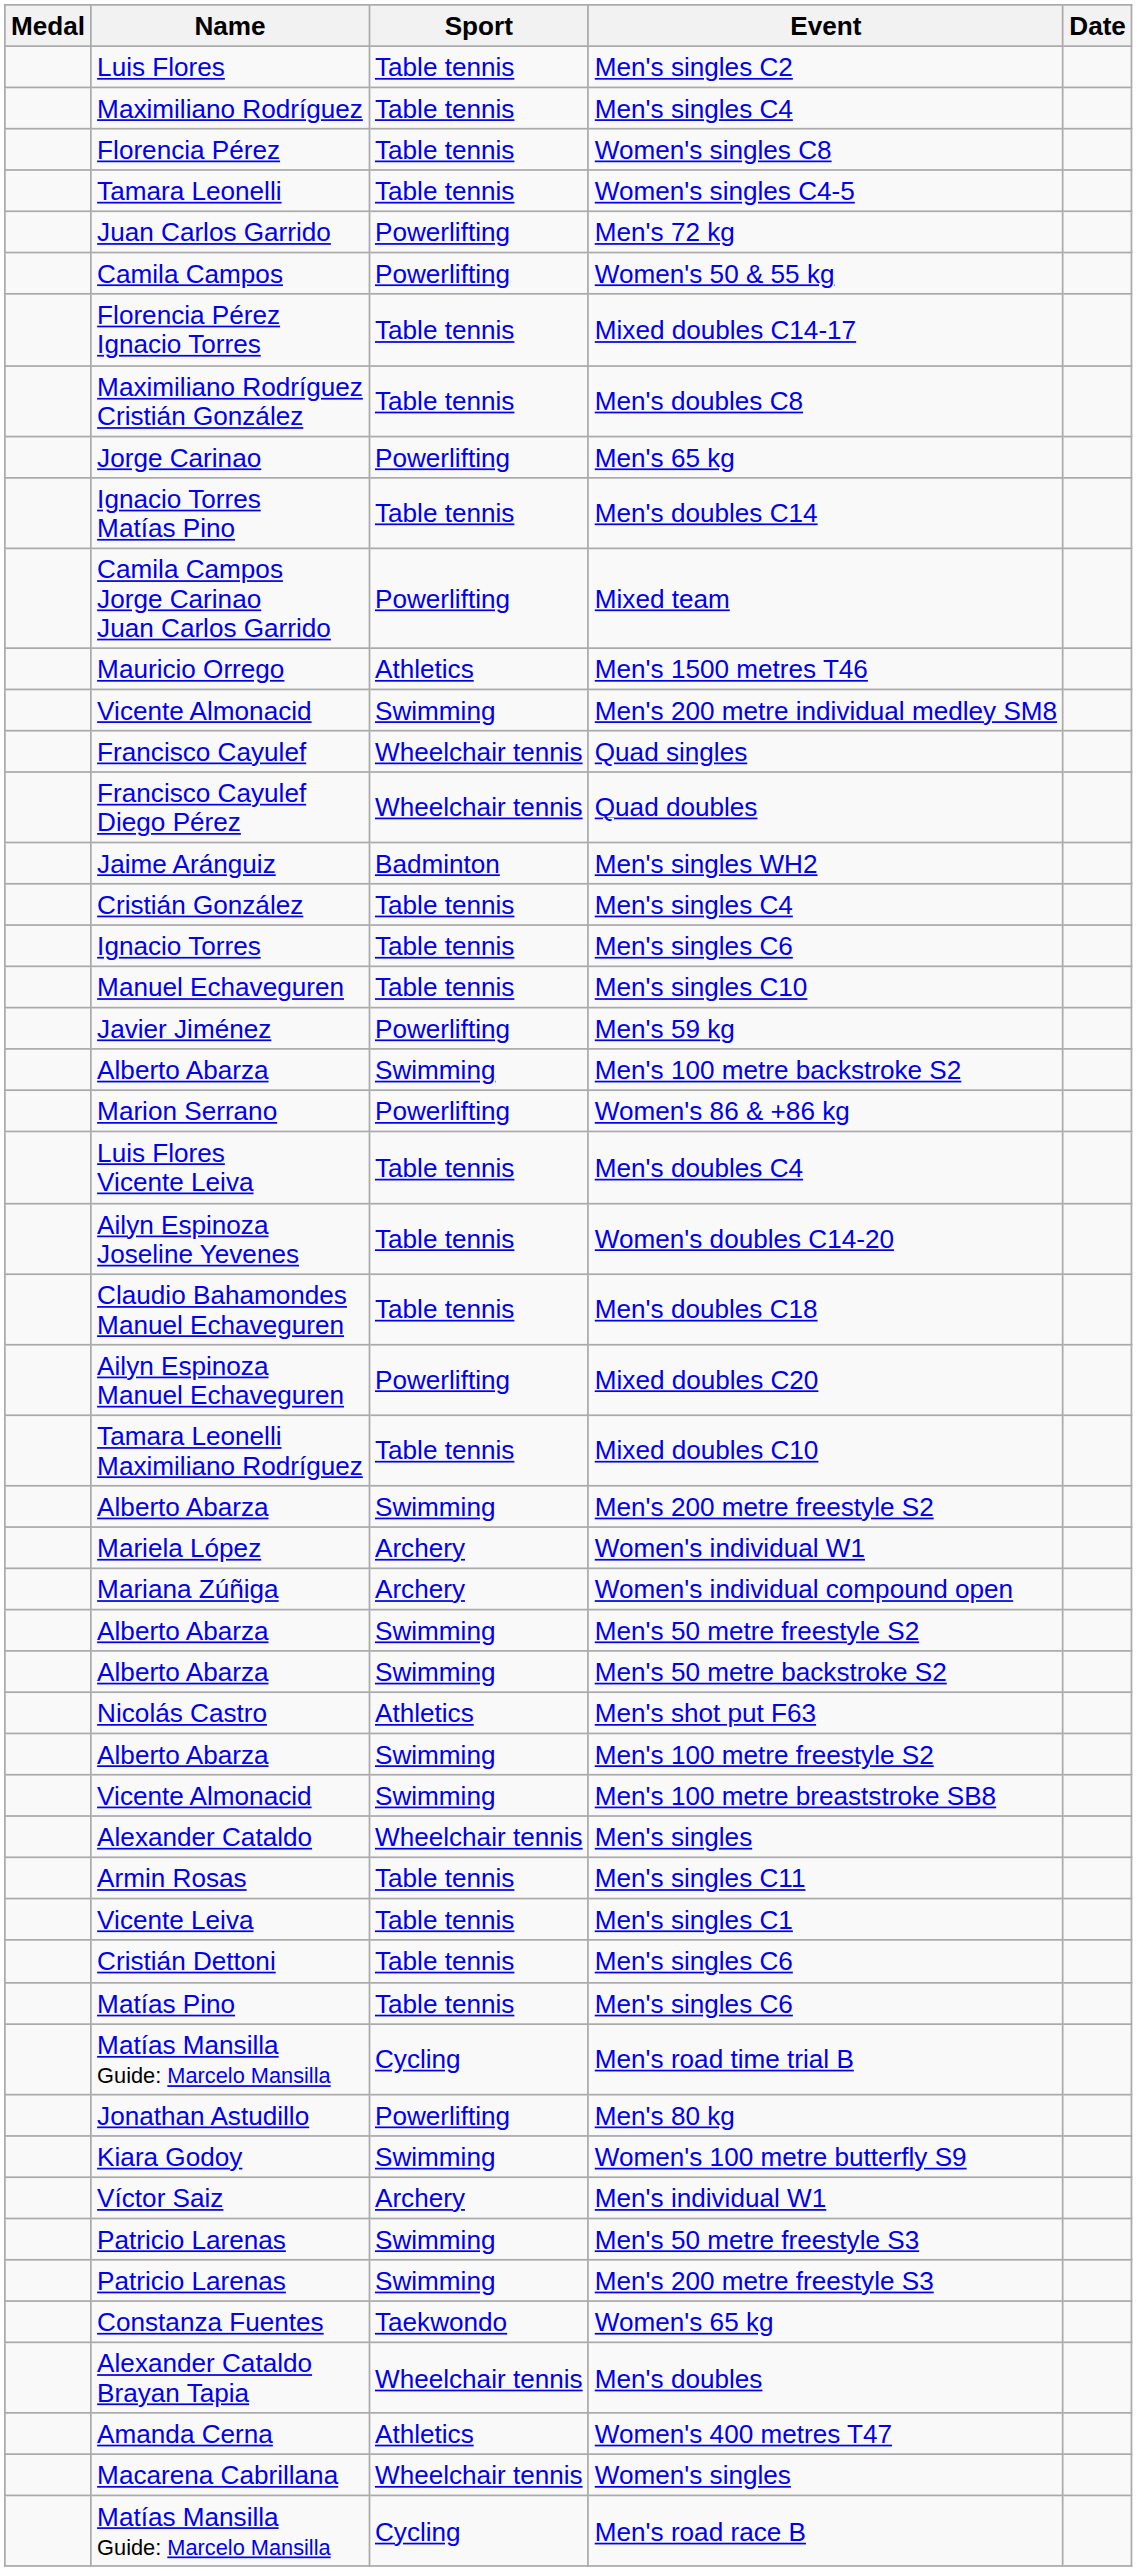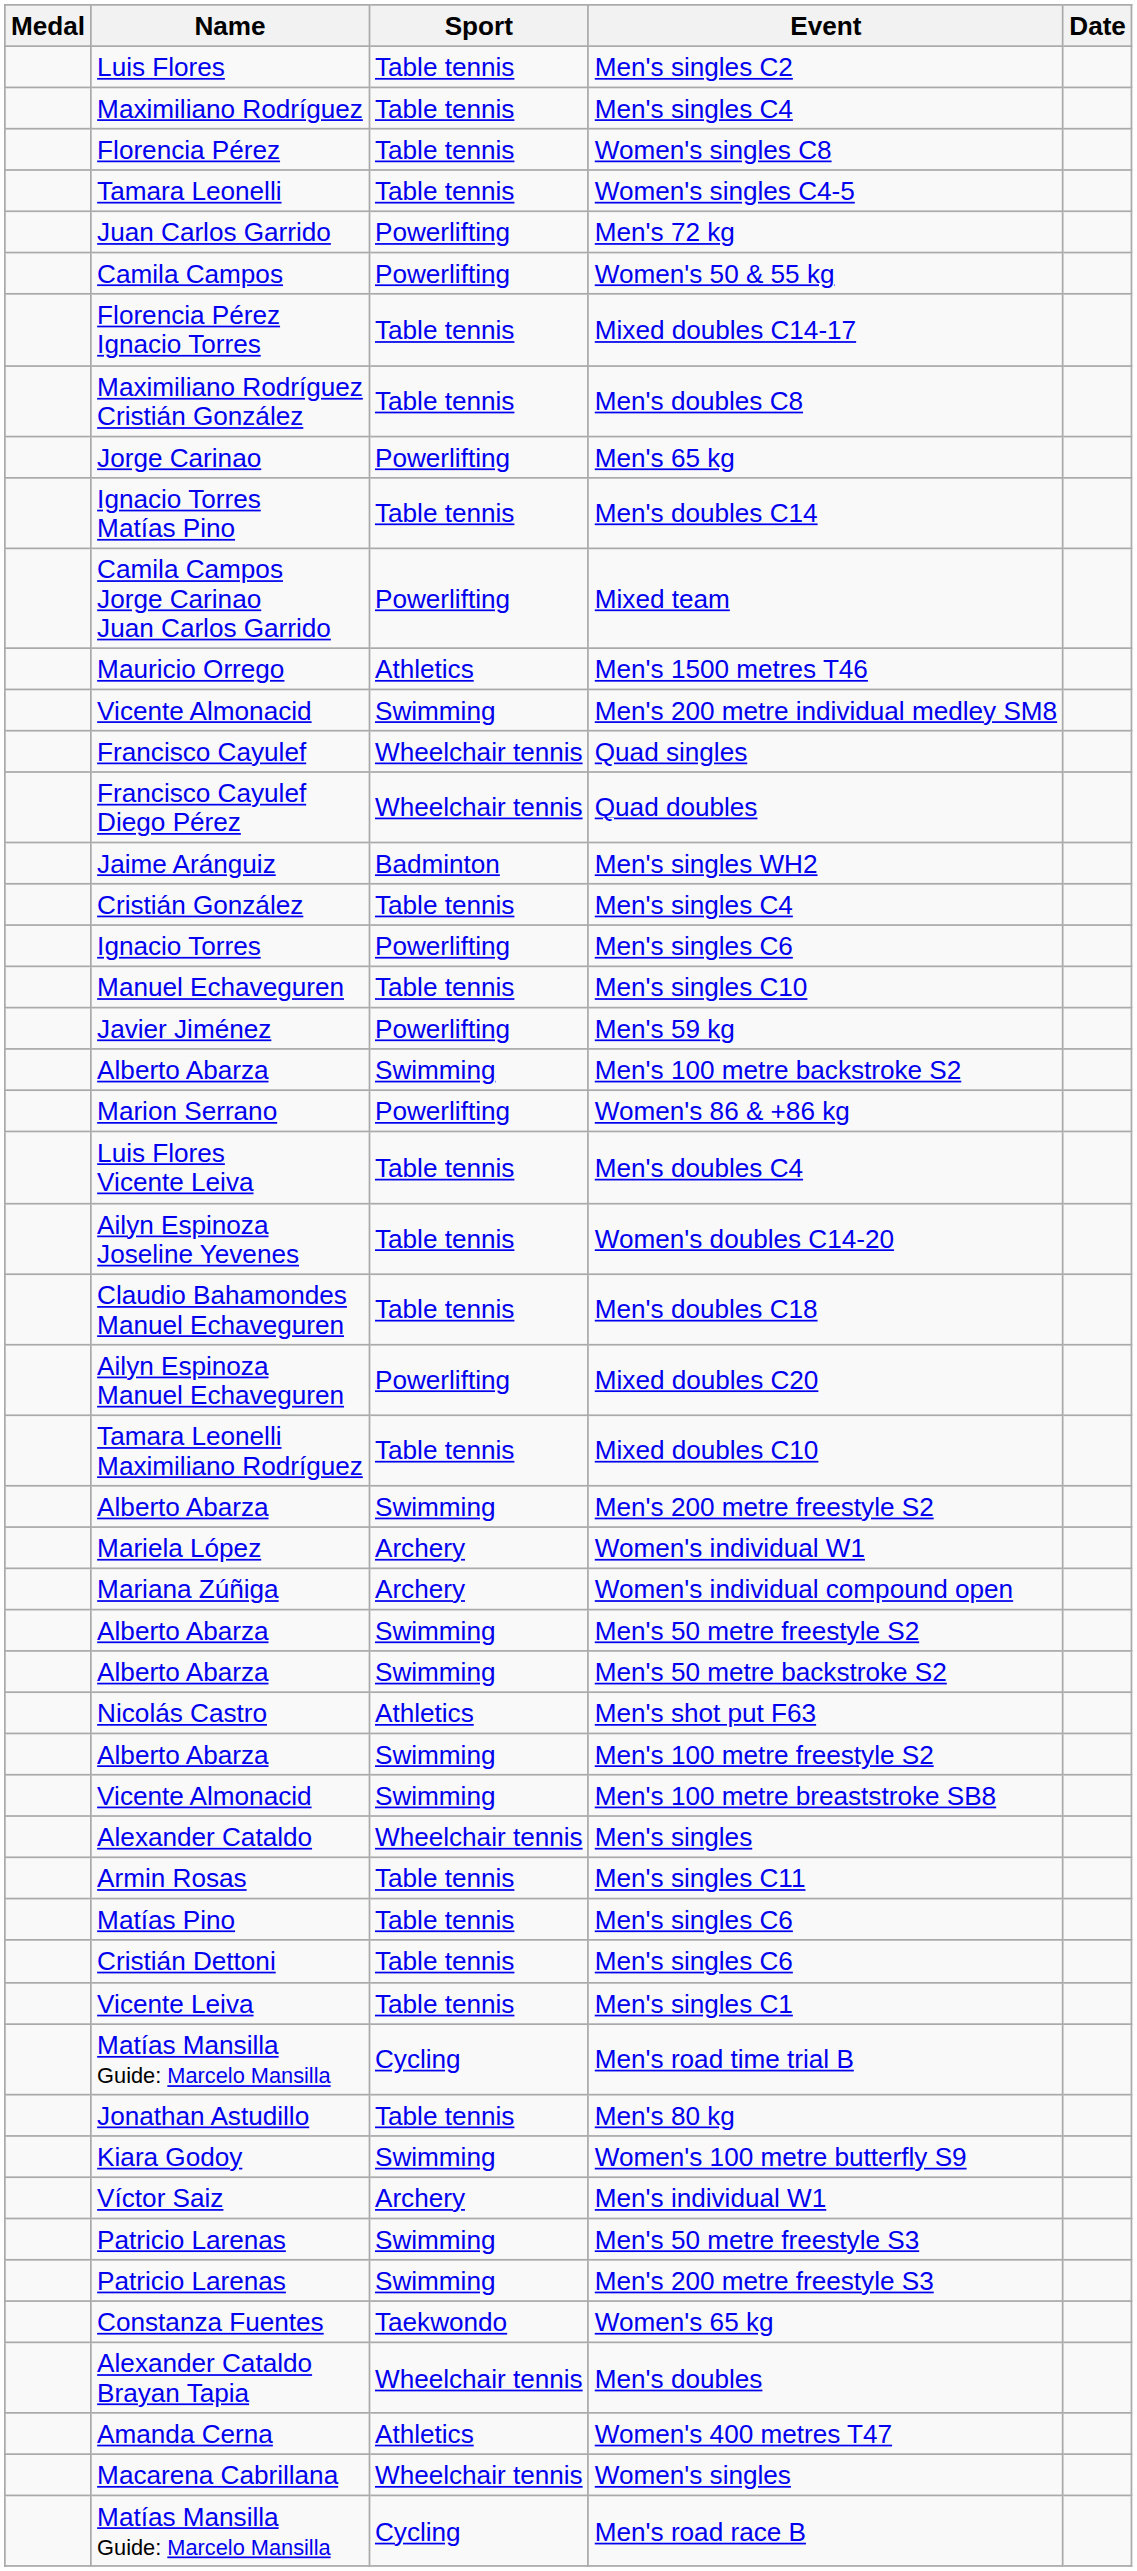(445, 946) Table tennis -> (443, 946) Powerlifting
rows swapped: (166, 2003) <-> (175, 1920)
(443, 2115) Powerlifting -> (445, 2115) Table tennis
